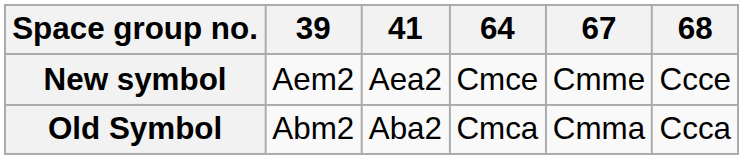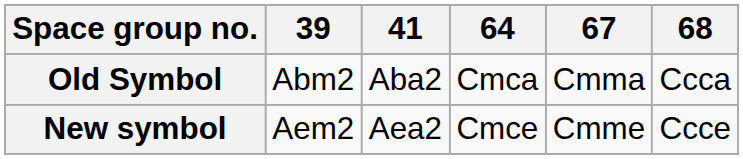rows swapped: (135, 79) <-> (135, 128)
